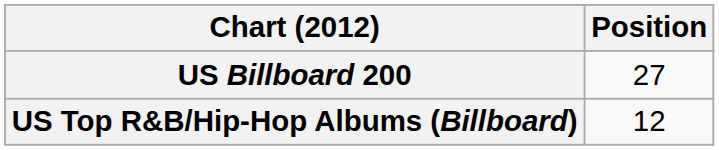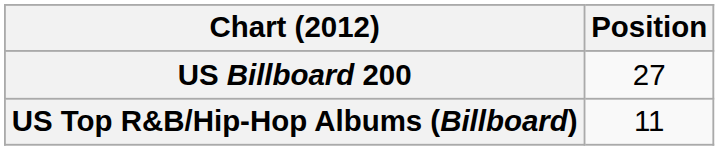(649, 121) 12 -> (649, 121) 11
